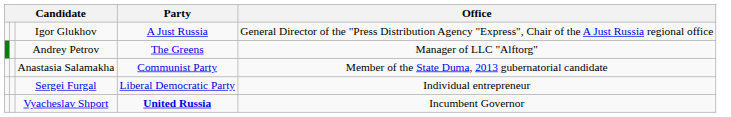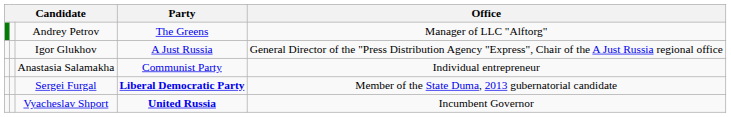rows swapped: (66, 31) <-> (66, 49)
(477, 67) Member of the State Duma, 2013 gubernatorial candidate -> (486, 67) Individual entrepreneur
(177, 85) normal -> (182, 85) bold
(477, 85) Individual entrepreneur -> (486, 85) Member of the State Duma, 2013 gubernatorial candidate
